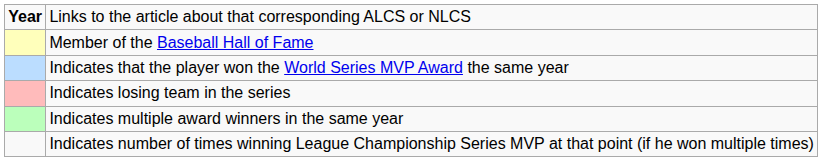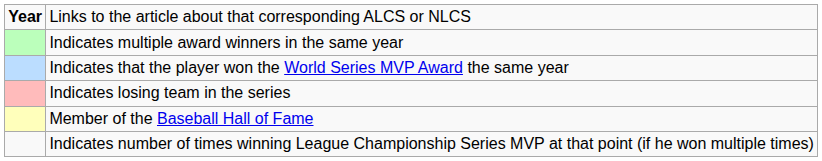rows swapped: (181, 42) <-> (226, 118)
